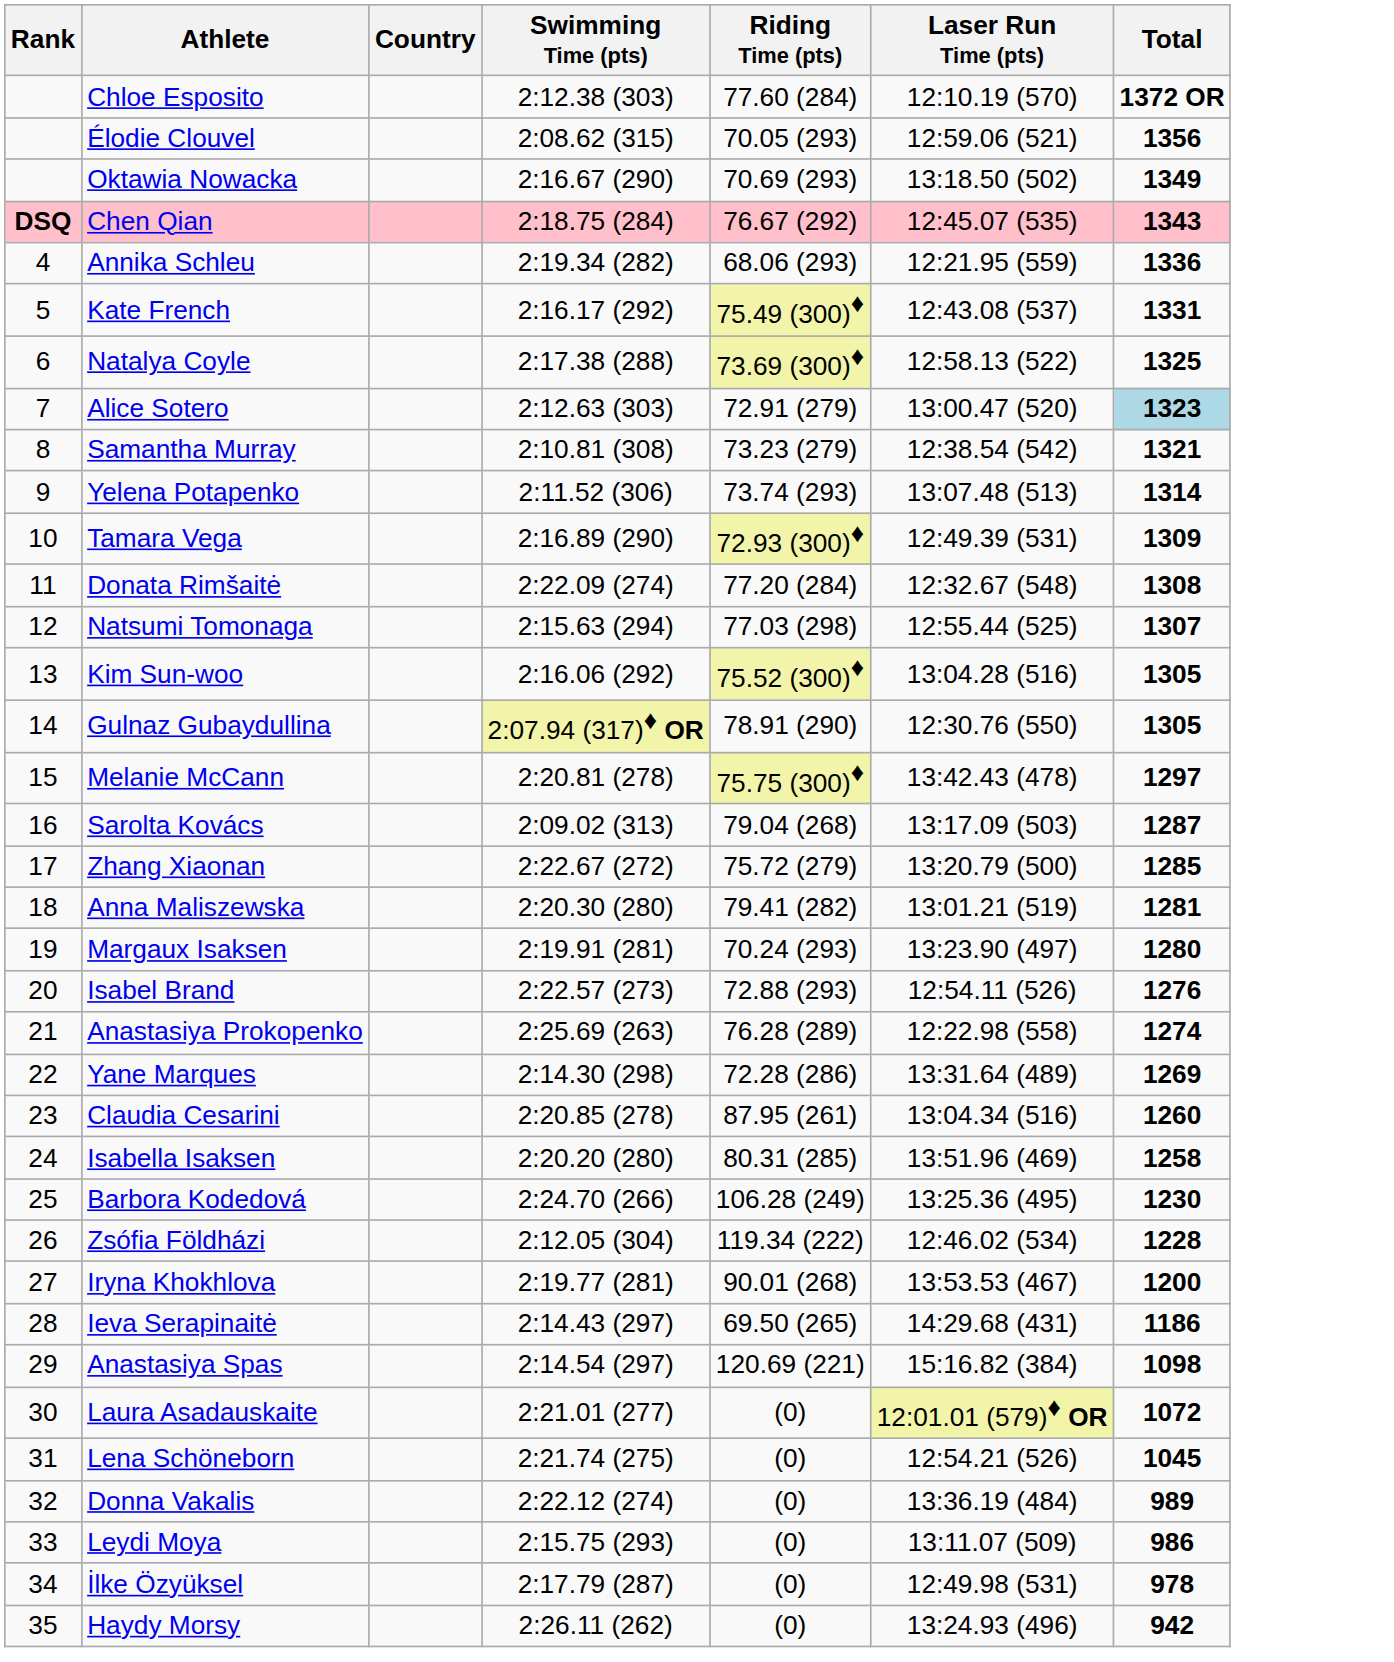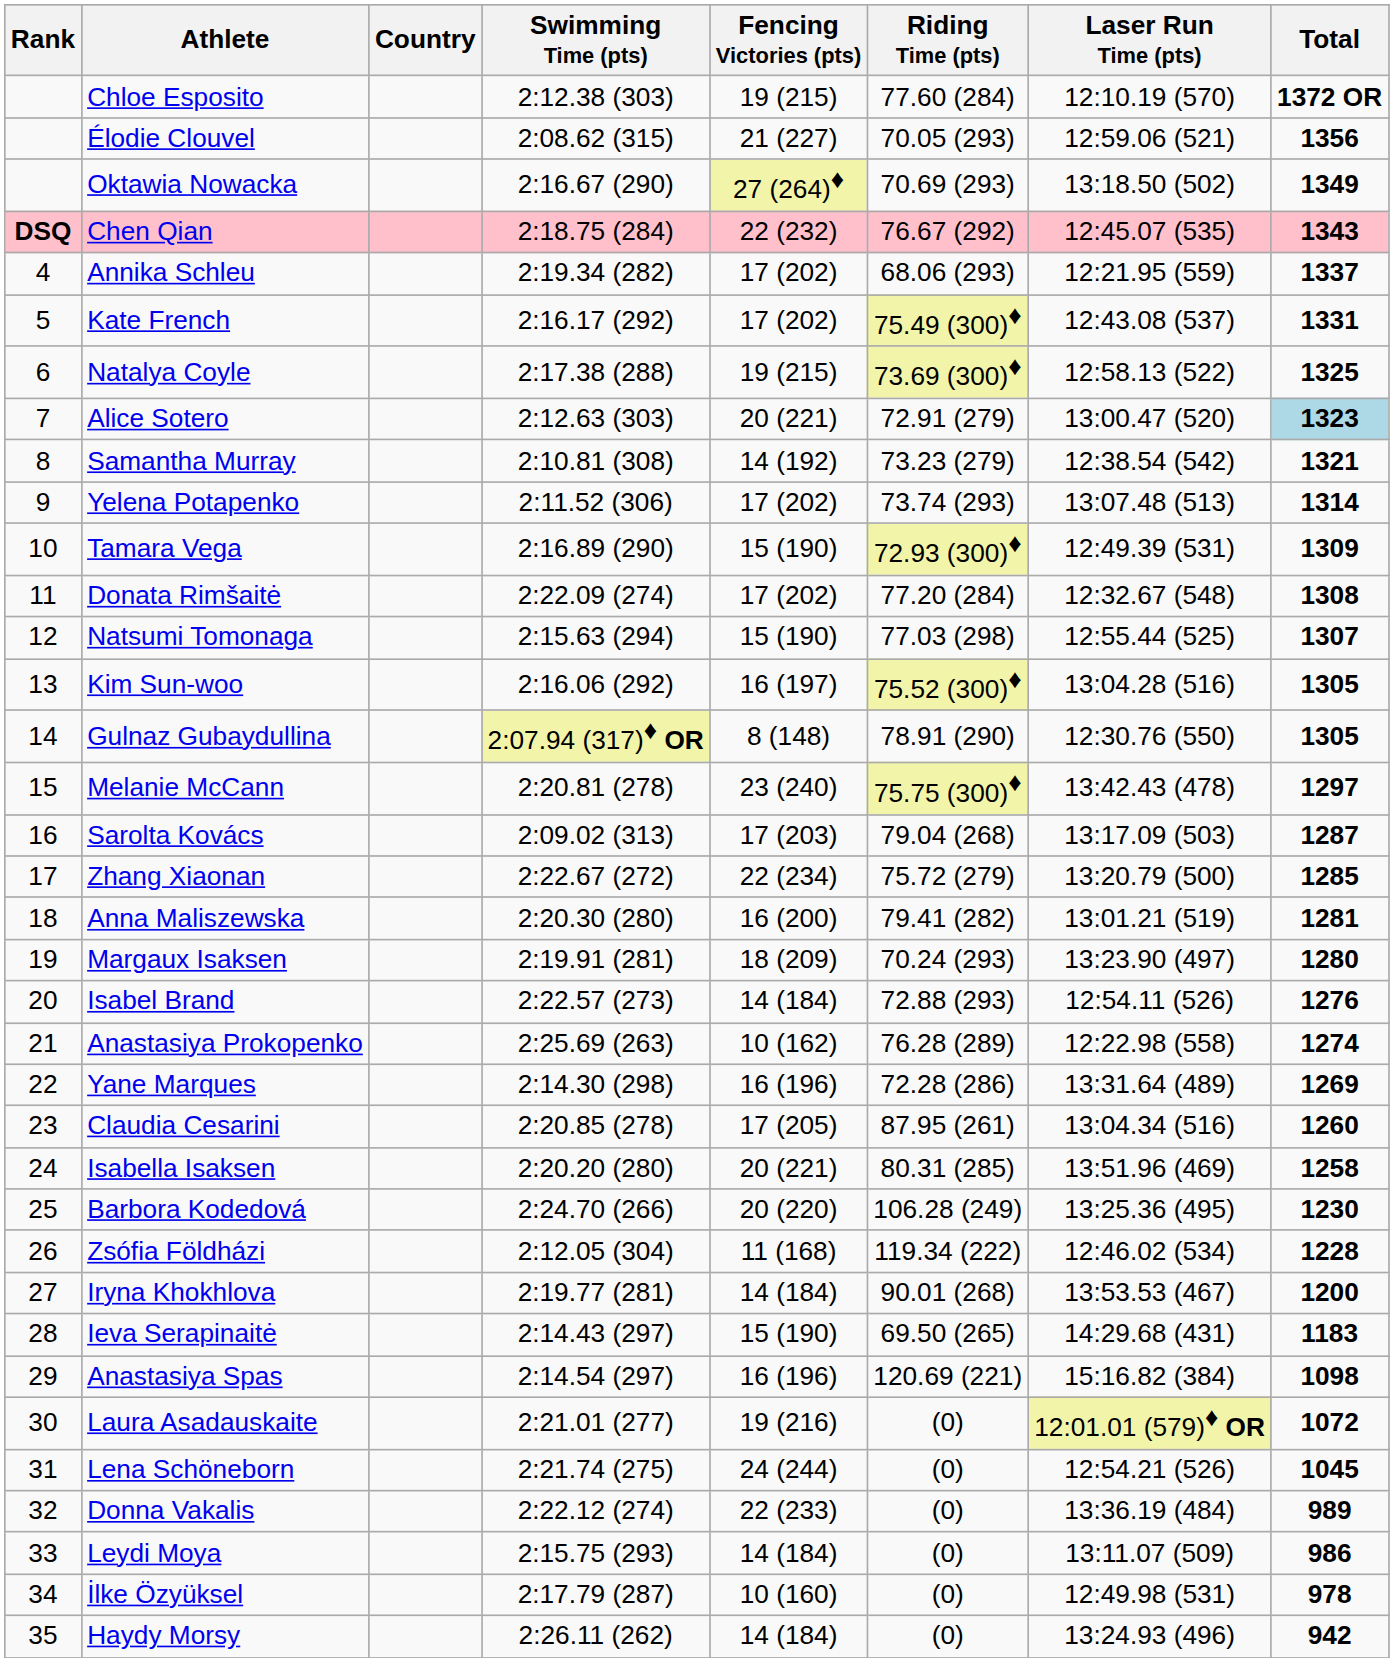+ column: (789, 40)
(1172, 262) 1336 -> (1330, 273) 1337
(1172, 1323) 1186 -> (1330, 1334) 1183
